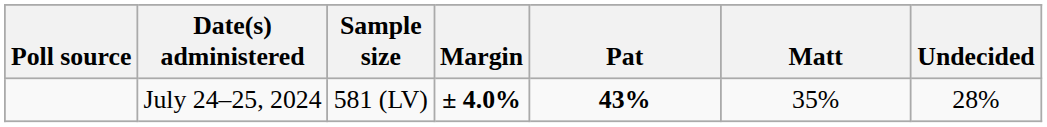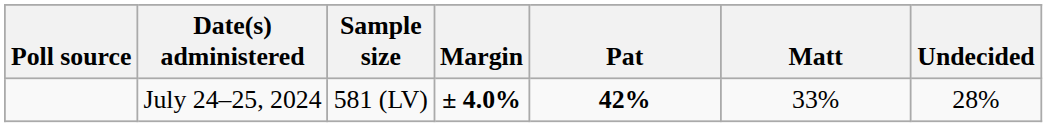(625, 99) 43% -> (625, 99) 42%
(816, 99) 35% -> (816, 99) 33%
